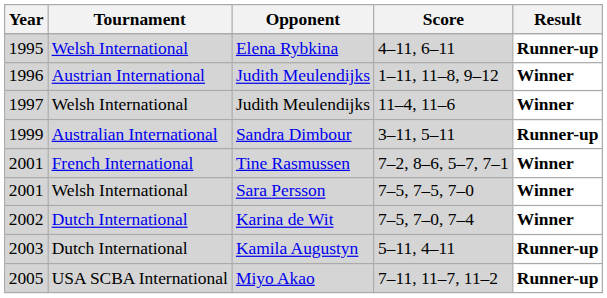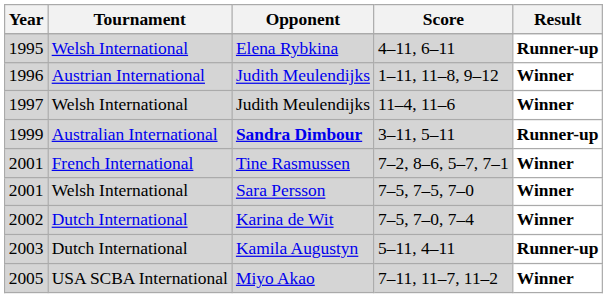(294, 134) normal -> (299, 134) bold
(558, 277) Runner-up -> (545, 277) Winner
